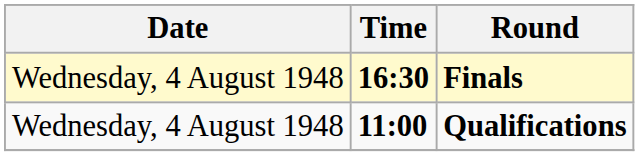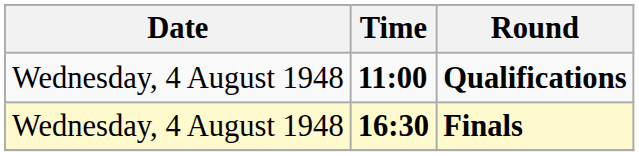rows swapped: (535, 125) <-> (483, 77)
